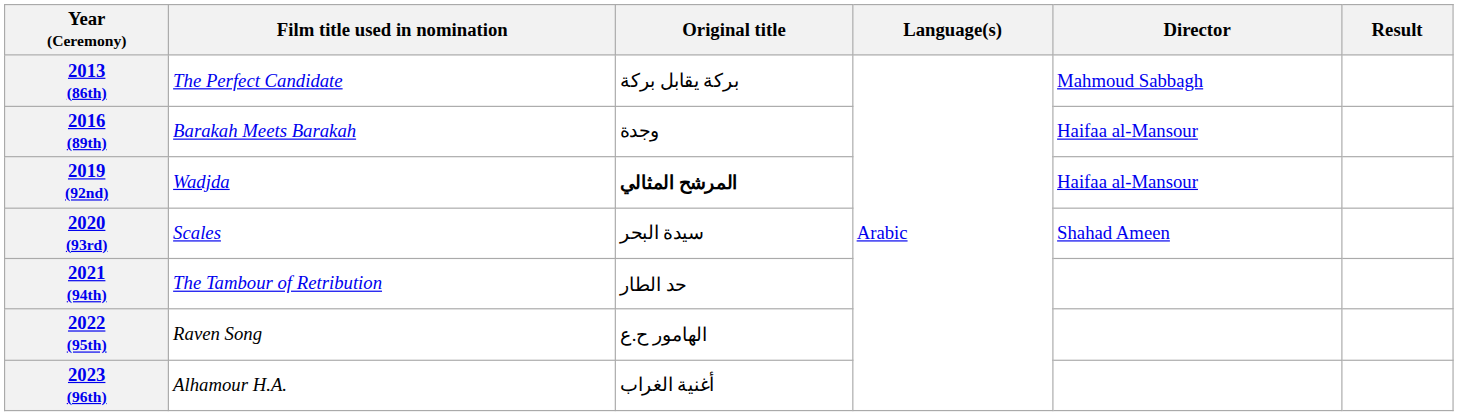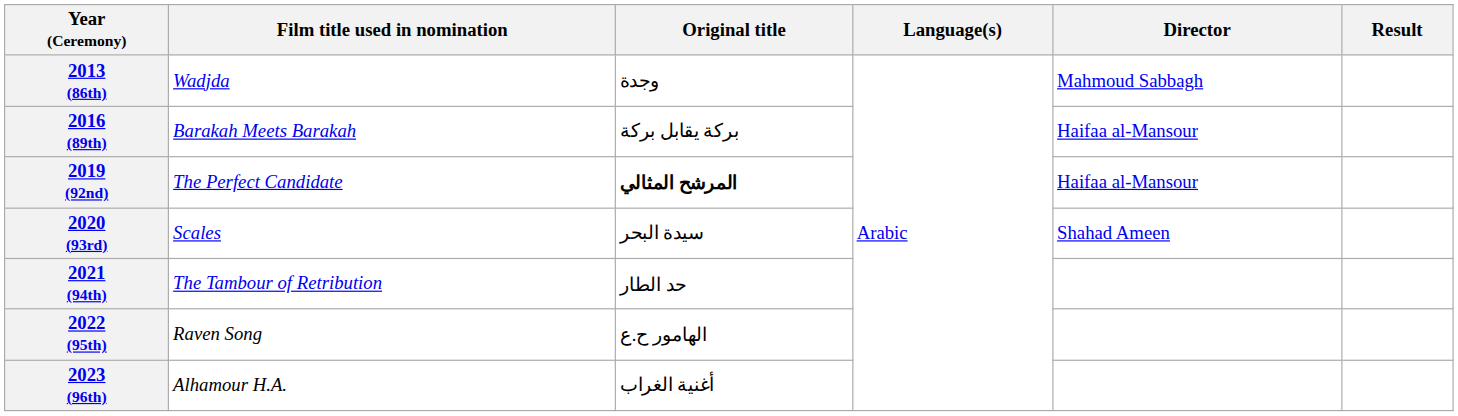(258, 80) The Perfect Candidate -> (201, 80) Wadjda
(679, 81) بركة يقابل بركة -> (640, 81) وجدة
(640, 131) وجدة -> (679, 131) بركة يقابل بركة
(201, 182) Wadjda -> (258, 182) The Perfect Candidate
